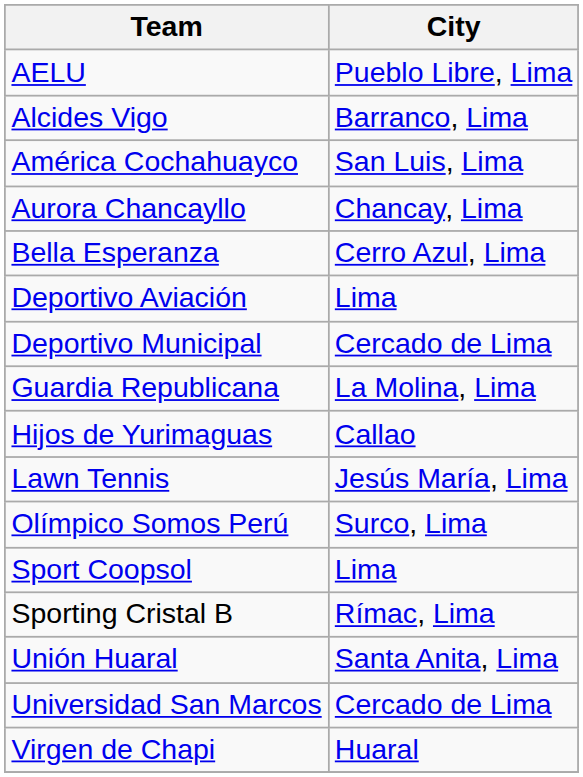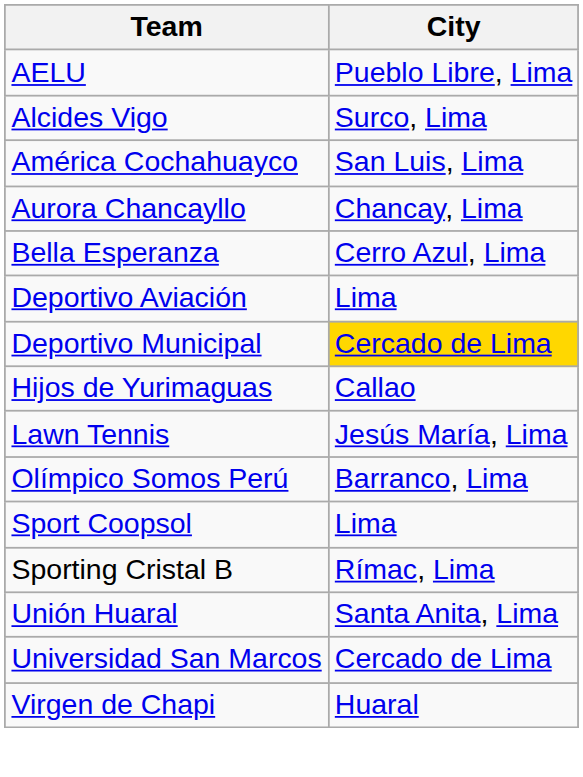(431, 117) Barranco, Lima -> (411, 117) Surco, Lima
(443, 343) no background -> (443, 343) gold background
- row: (145, 388)
(411, 523) Surco, Lima -> (431, 478) Barranco, Lima
